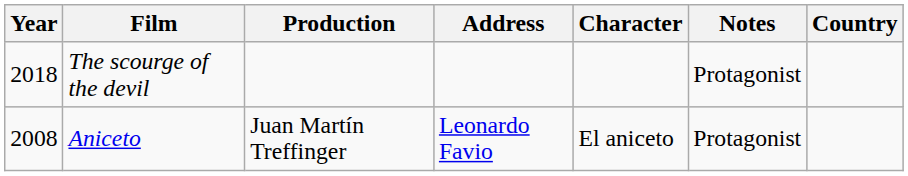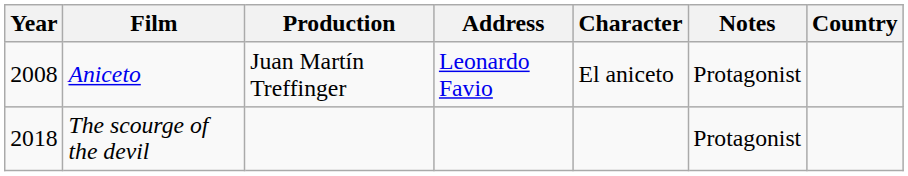rows swapped: (105, 138) <-> (138, 74)
